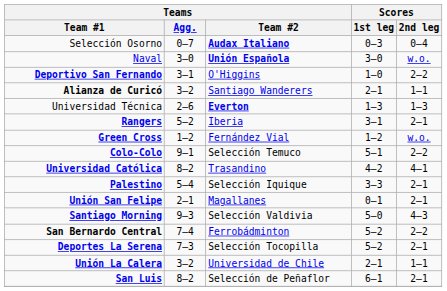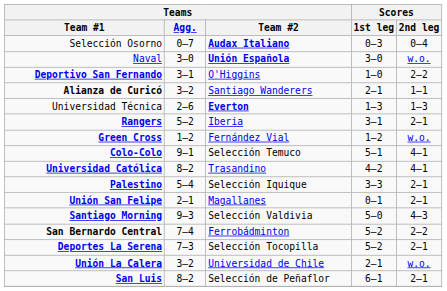(419, 153) 2–2 -> (419, 153) 4–1
(419, 263) 1–1 -> (419, 263) w.o.
